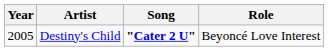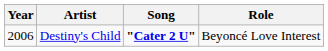(21, 35) 2005 -> (21, 35) 2006
